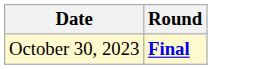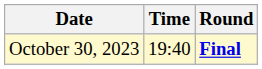+ column: (169, 19)
